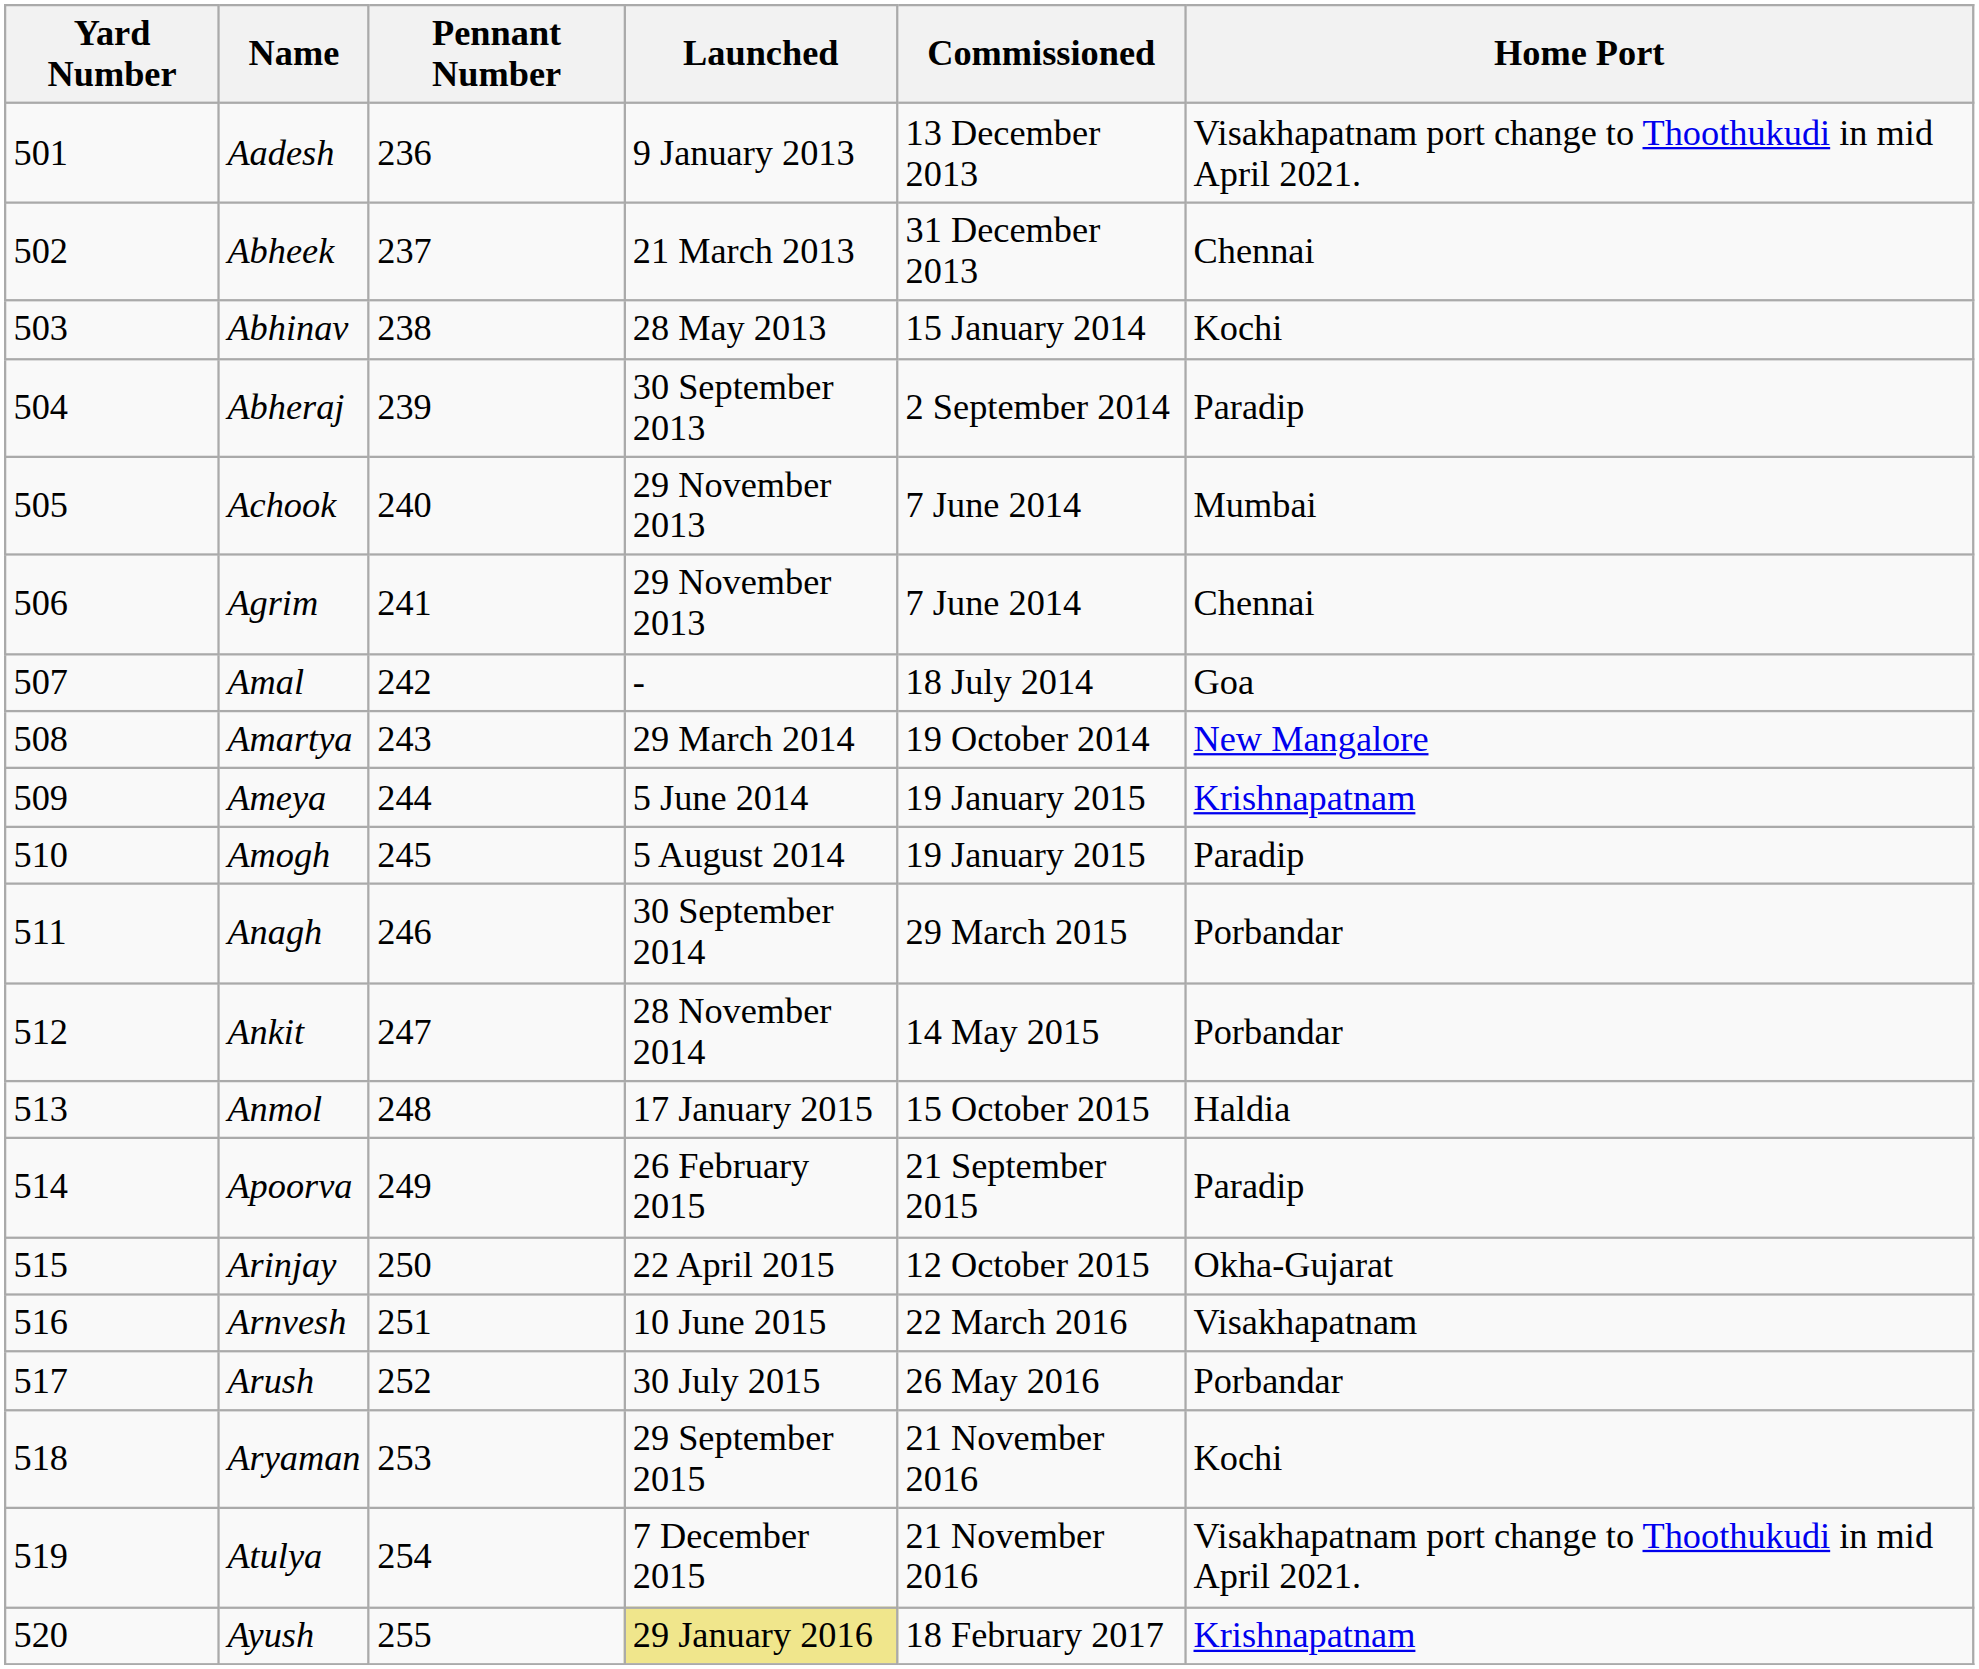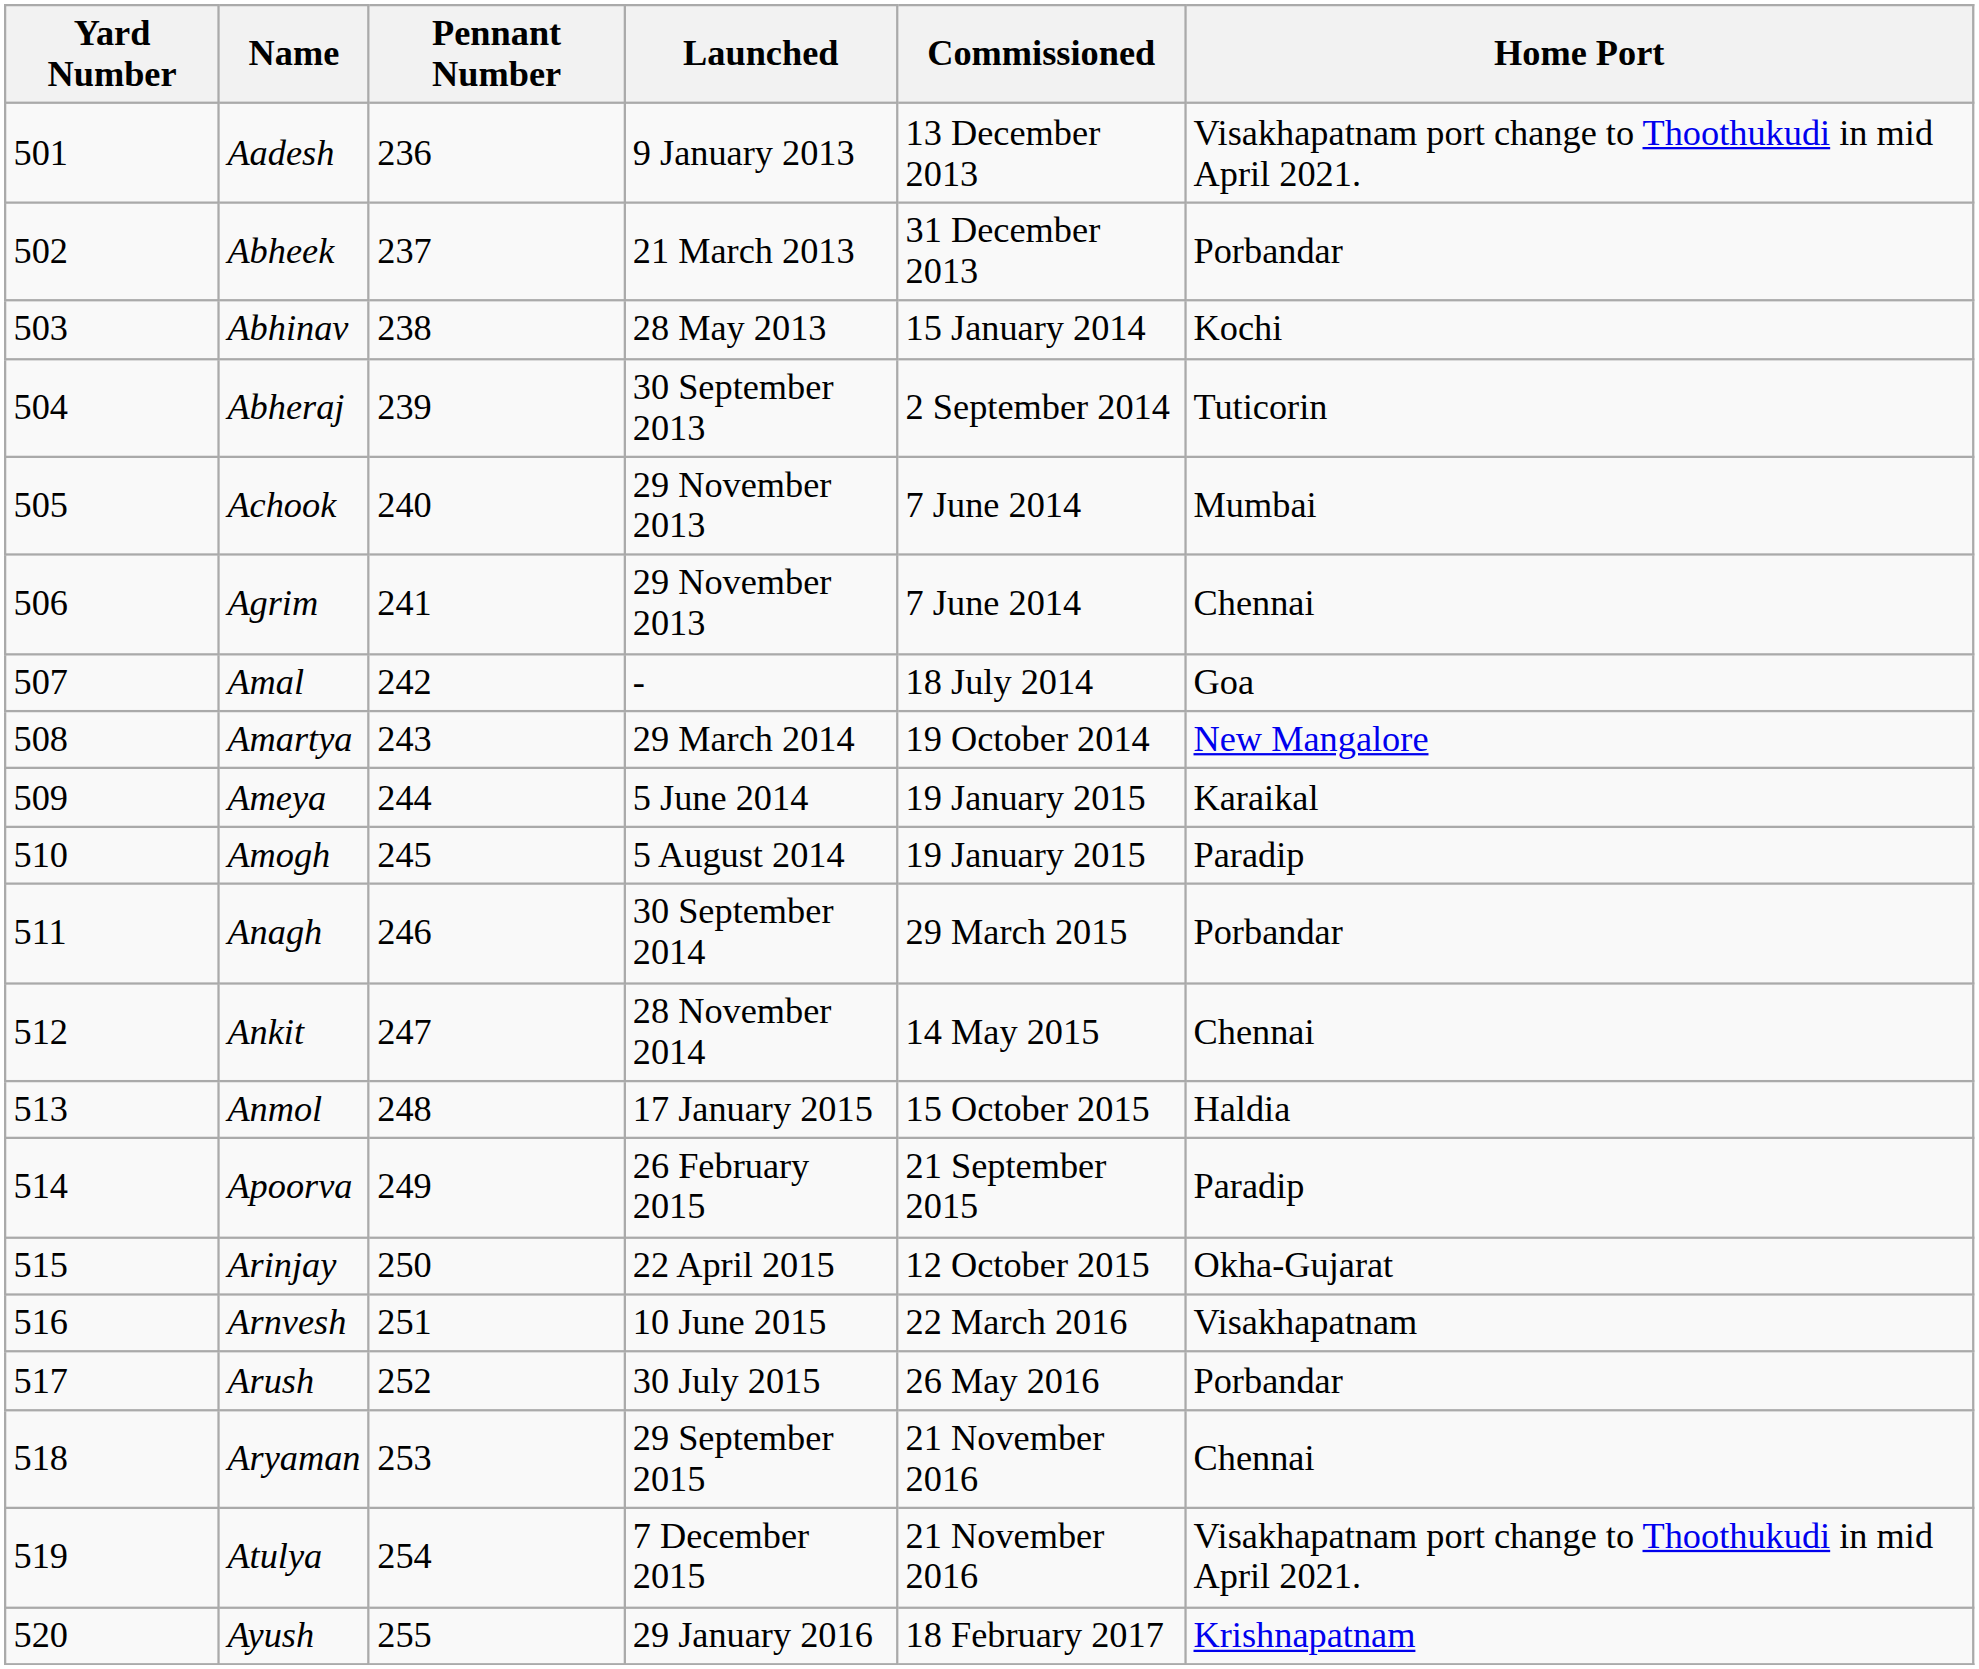(1254, 250) Chennai -> (1268, 250) Porbandar
(1249, 406) Paradip -> (1260, 406) Tuticorin
(1304, 796) Krishnapatnam -> (1256, 796) Karaikal
(1268, 1030) Porbandar -> (1254, 1030) Chennai
(1238, 1458) Kochi -> (1254, 1458) Chennai
(753, 1634) khaki background -> (753, 1634) no background
